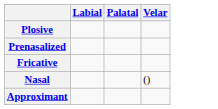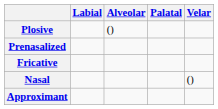+ column: (126, 12)
